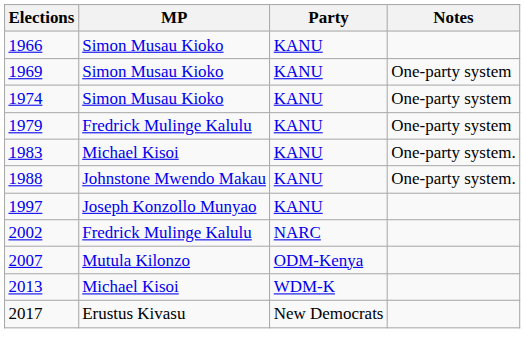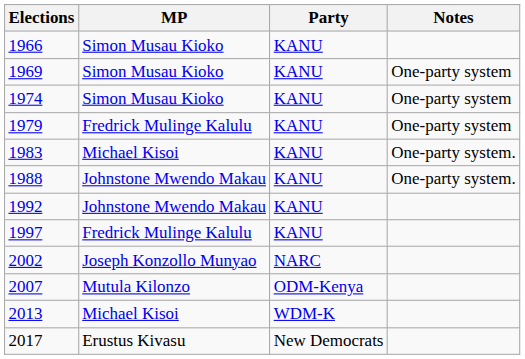+ row: (25, 206)
(169, 206) Joseph Konzollo Munyao -> (167, 233) Fredrick Mulinge Kalulu
(167, 233) Fredrick Mulinge Kalulu -> (169, 260) Joseph Konzollo Munyao
